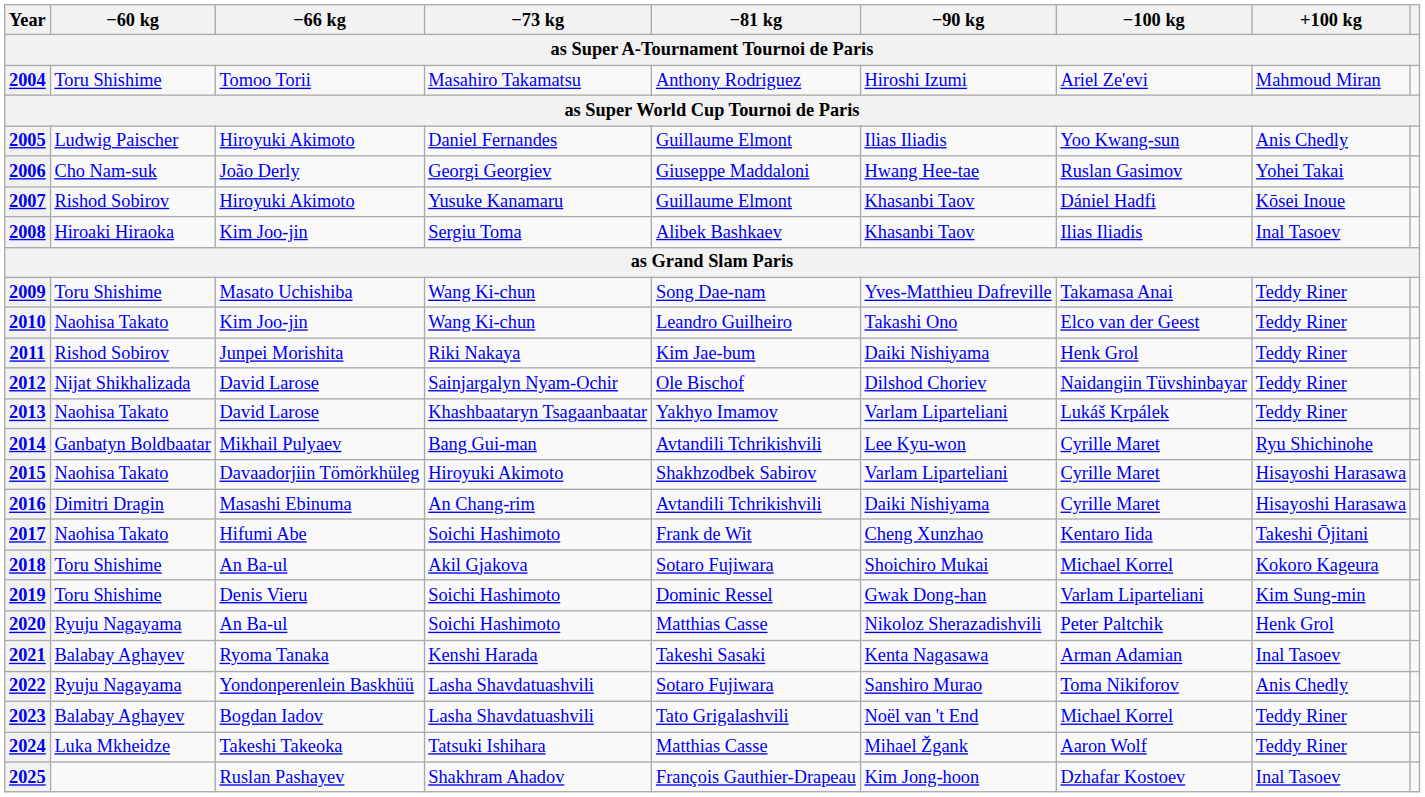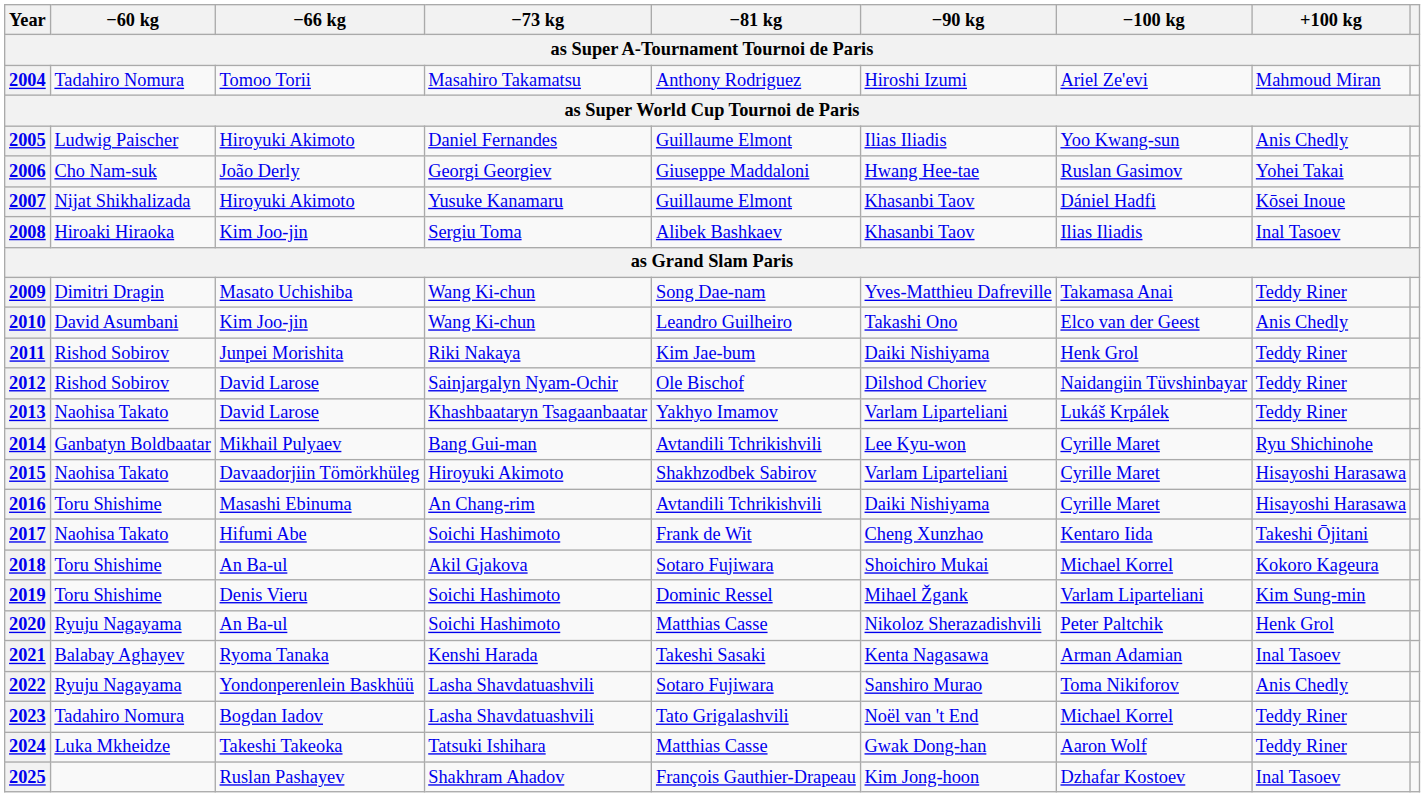(108, 79) Toru Shishime -> (119, 79) Tadahiro Nomura
(112, 200) Rishod Sobirov -> (122, 200) Nijat Shikhalizada
(108, 291) Toru Shishime -> (109, 291) Dimitri Dragin
(111, 322) Naohisa Takato -> (116, 322) David Asumbani
(1301, 322) Teddy Riner -> (1302, 322) Anis Chedly
(122, 382) Nijat Shikhalizada -> (112, 382) Rishod Sobirov
(109, 503) Dimitri Dragin -> (108, 503) Toru Shishime
(925, 594) Gwak Dong-han -> (916, 594) Mihael Žgank
(119, 715) Balabay Aghayev -> (119, 715) Tadahiro Nomura
(916, 746) Mihael Žgank -> (925, 746) Gwak Dong-han
